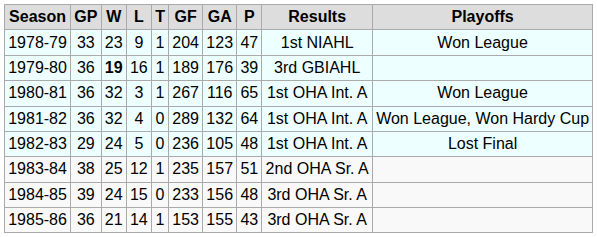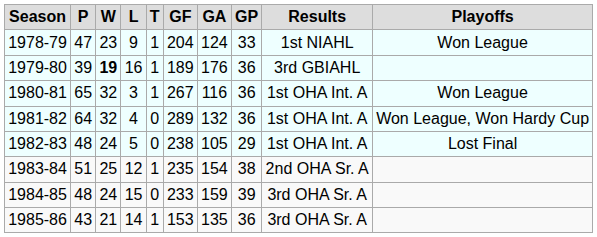columns swapped: (86, 17) <-> (249, 17)
(220, 42) 123 -> (214, 42) 124
(186, 144) 236 -> (180, 144) 238
(220, 169) 157 -> (214, 169) 154
(220, 194) 156 -> (214, 194) 159
(220, 220) 155 -> (214, 220) 135
